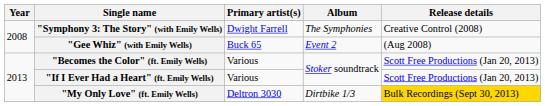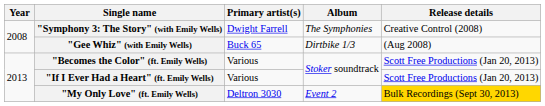(321, 45) Event 2 -> (330, 45) Dirtbike 1/3
(330, 93) Dirtbike 1/3 -> (321, 93) Event 2
